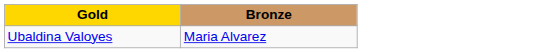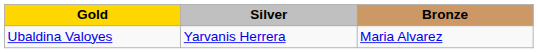+ column: (269, 15)
